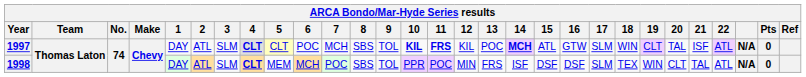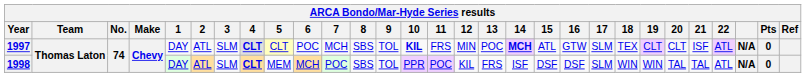(441, 47) bold -> (441, 47) normal
(466, 47) KIL -> (466, 47) MIN
(628, 47) WIN -> (628, 47) TEX
(677, 47) TAL -> (677, 47) CLT
(466, 64) MIN -> (466, 64) KIL
(628, 64) TEX -> (628, 64) WIN
(677, 64) CLT -> (677, 64) TAL
